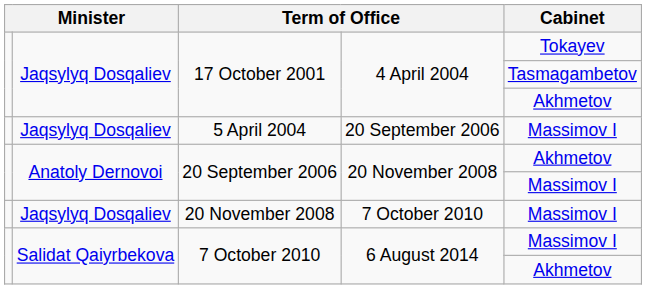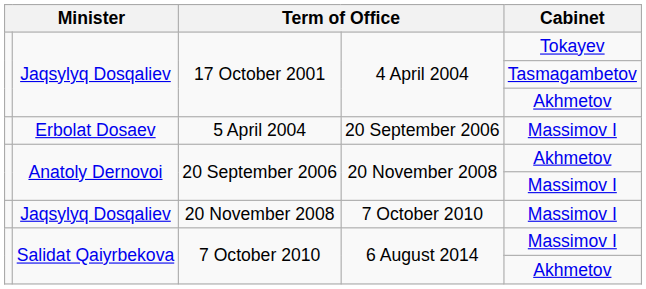(95, 130) Jaqsylyq Dosqaliev -> (95, 130) Erbolat Dosaev
